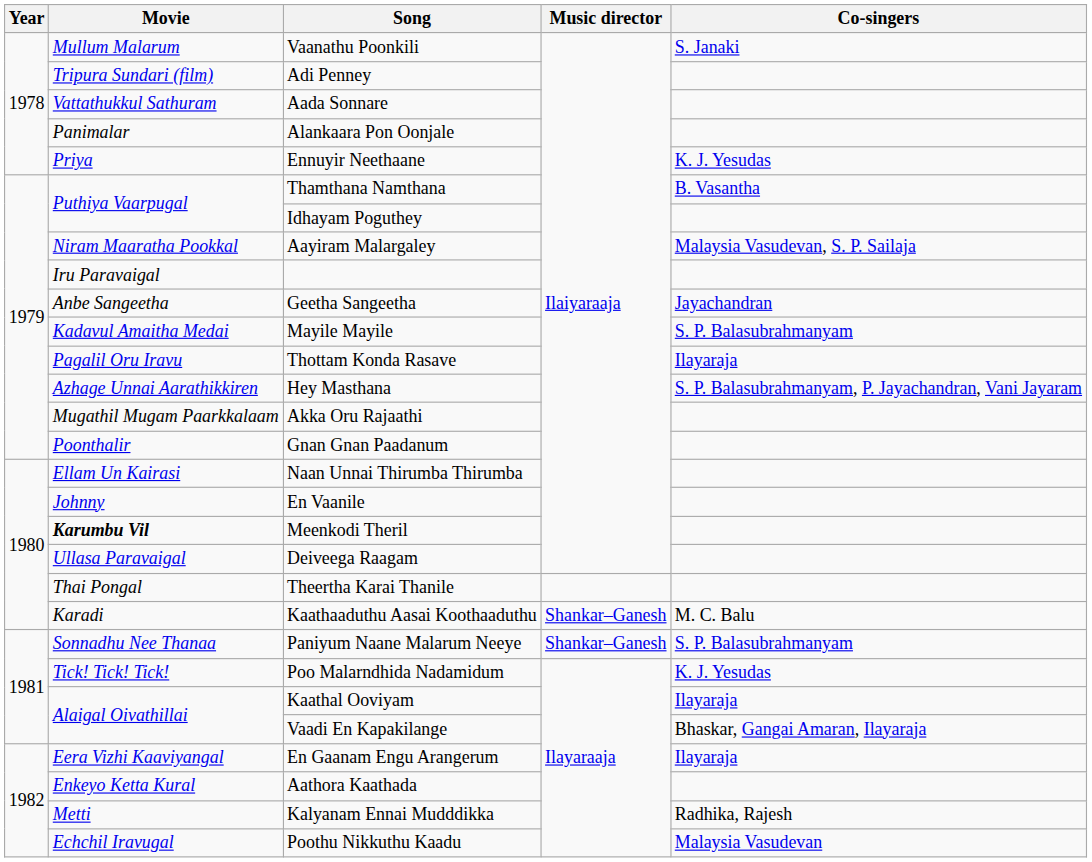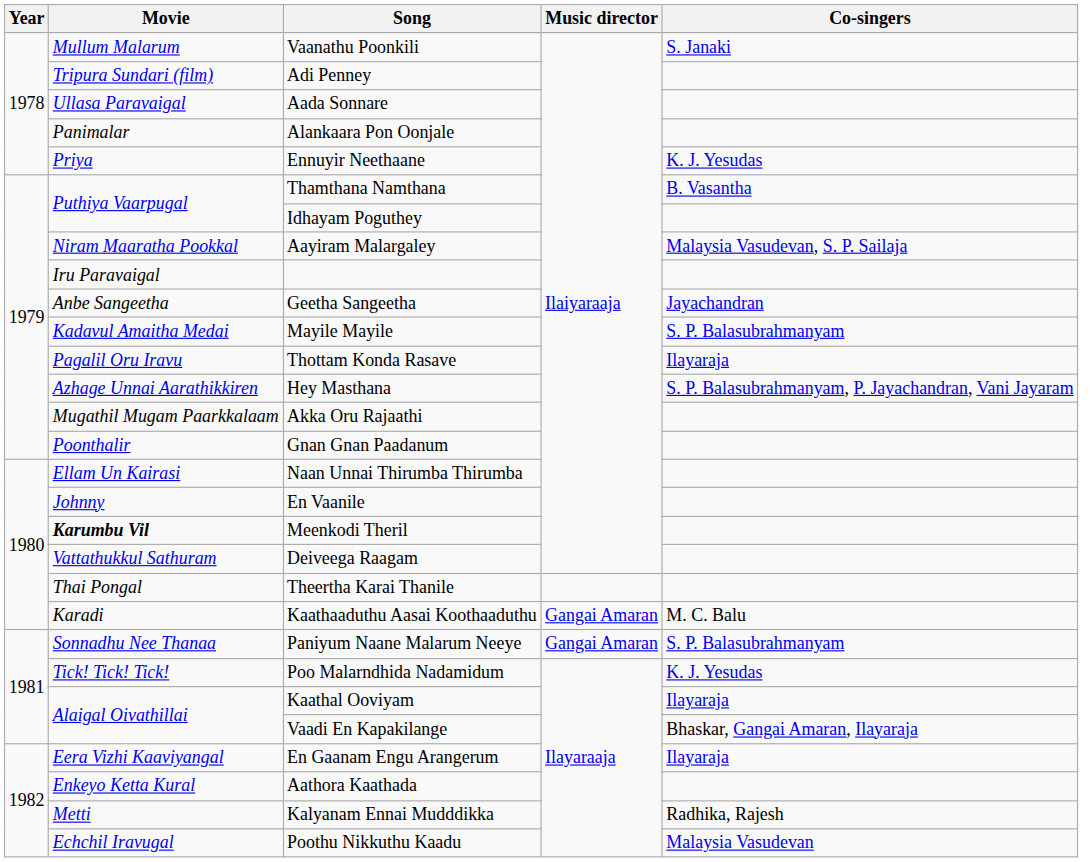(135, 103) Vattathukkul Sathuram -> (119, 103) Ullasa Paravaigal
(119, 558) Ullasa Paravaigal -> (135, 558) Vattathukkul Sathuram
(606, 615) Shankar–Ganesh -> (602, 615) Gangai Amaran
(606, 643) Shankar–Ganesh -> (602, 643) Gangai Amaran
